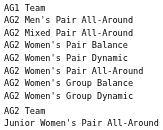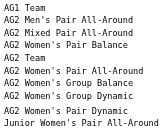rows swapped: (66, 58) <-> (25, 111)
